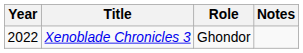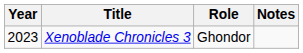(23, 37) 2022 -> (23, 37) 2023
